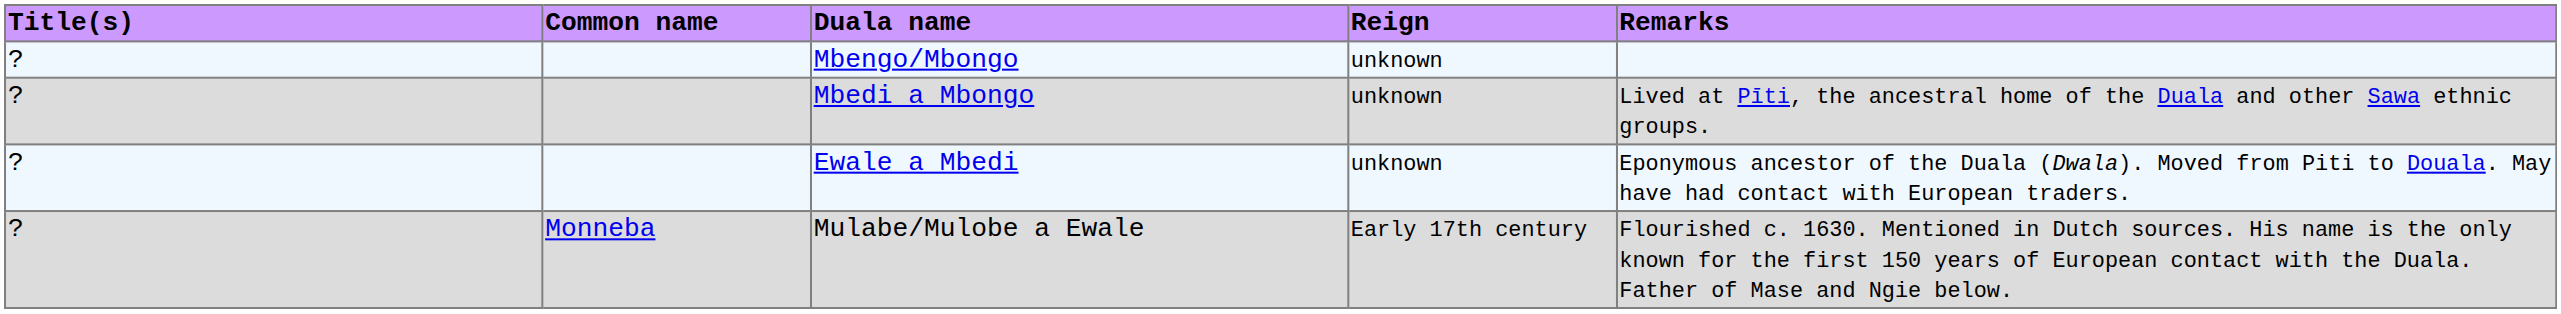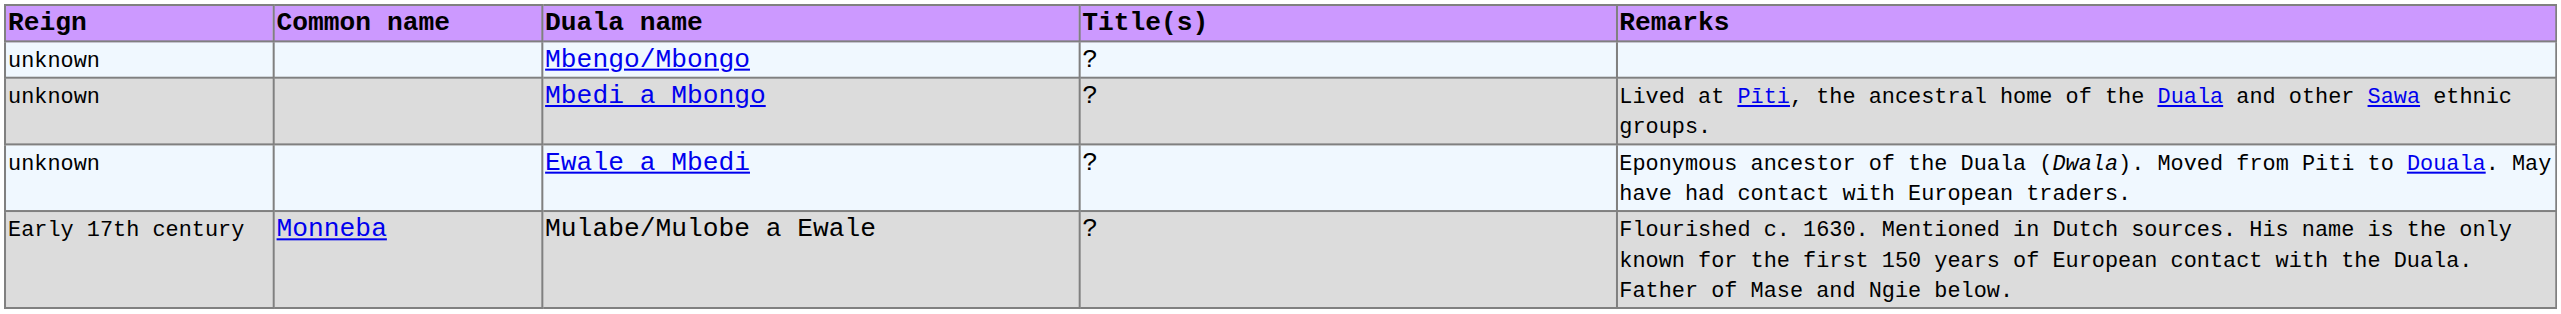columns swapped: (1390, 23) <-> (71, 23)
